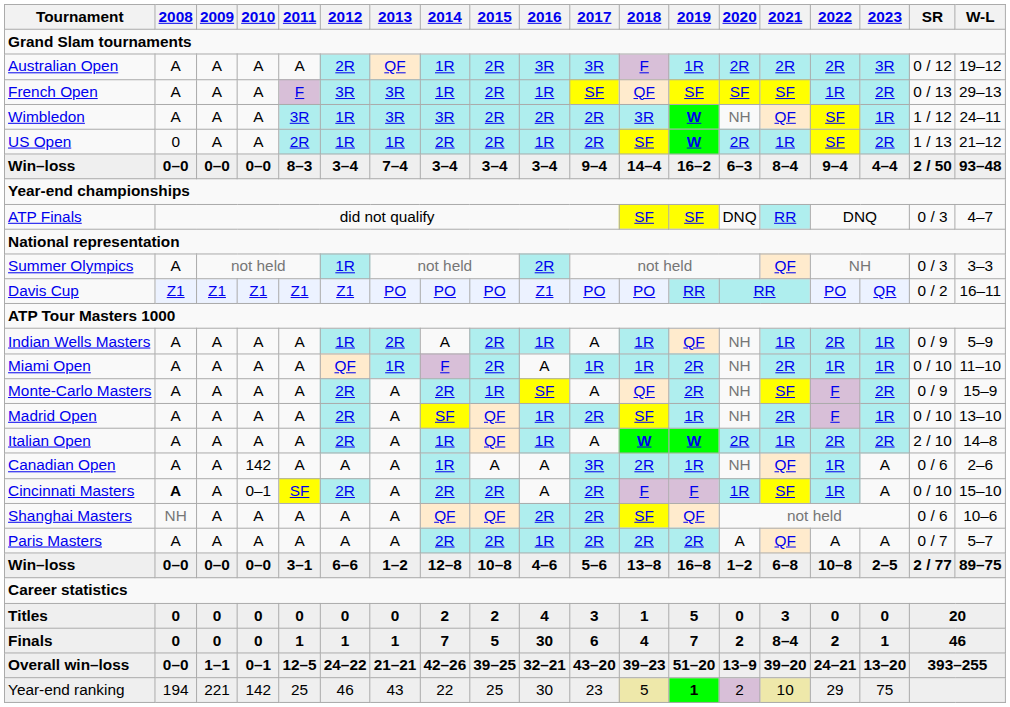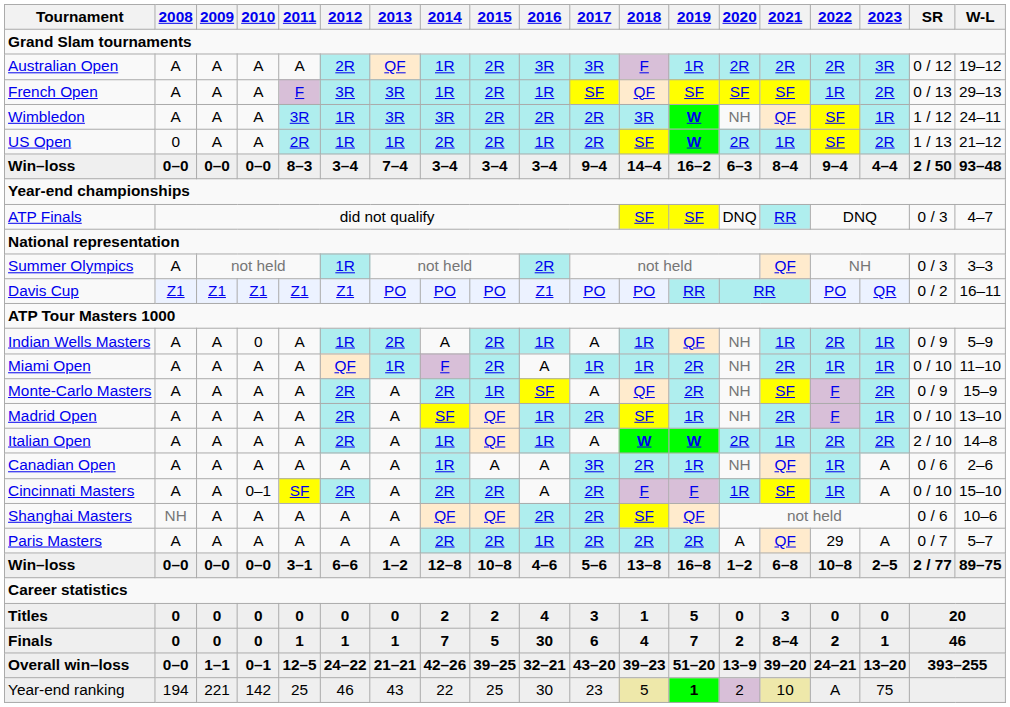(258, 340) A -> (258, 340) 0
(258, 465) 142 -> (258, 465) A
(176, 490) bold -> (176, 490) normal
(835, 540) A -> (835, 540) 29
(835, 689) 29 -> (835, 689) A
